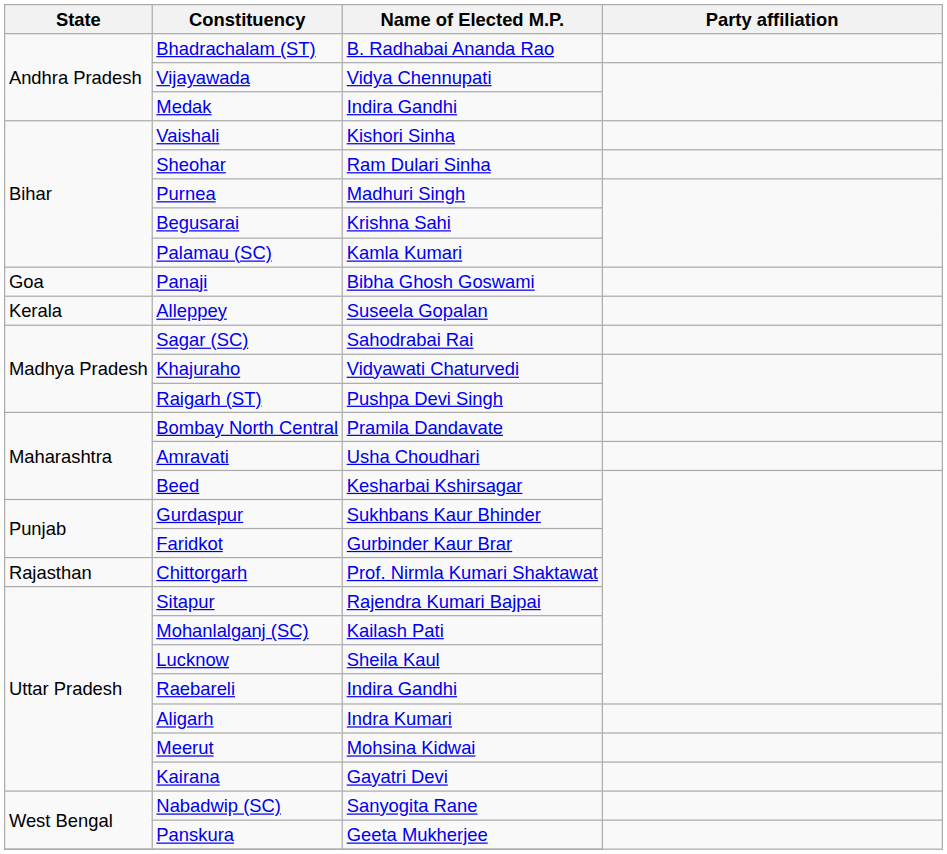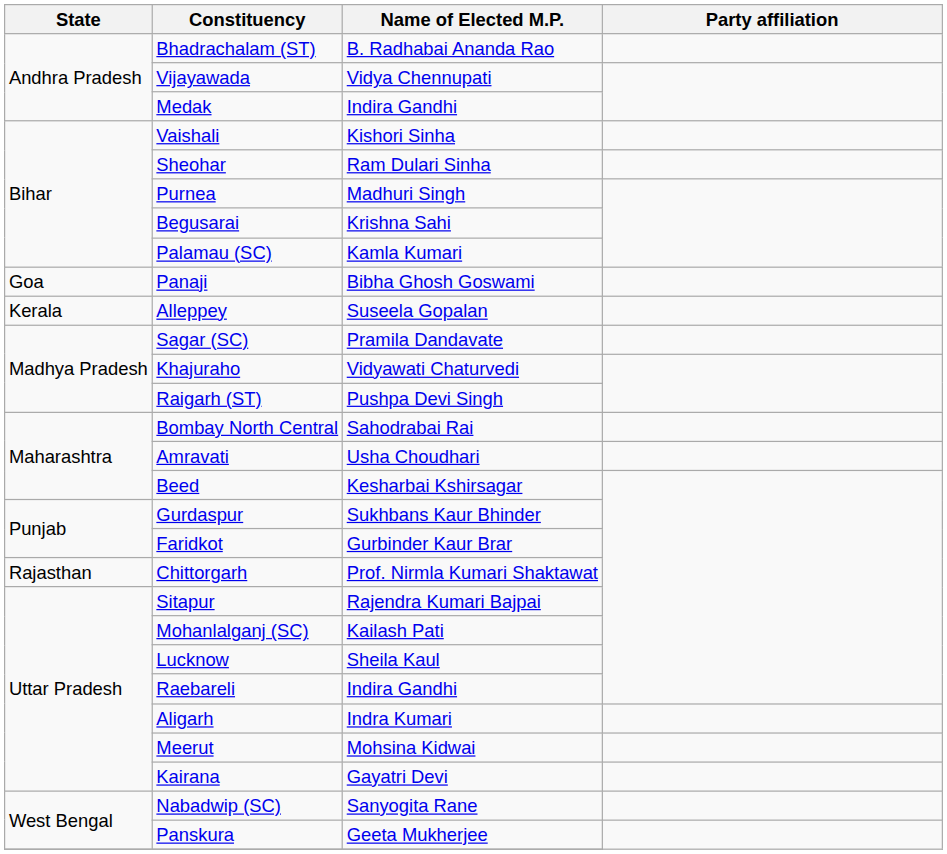(410, 340) Sahodrabai Rai -> (425, 340) Pramila Dandavate
(425, 427) Pramila Dandavate -> (410, 427) Sahodrabai Rai
